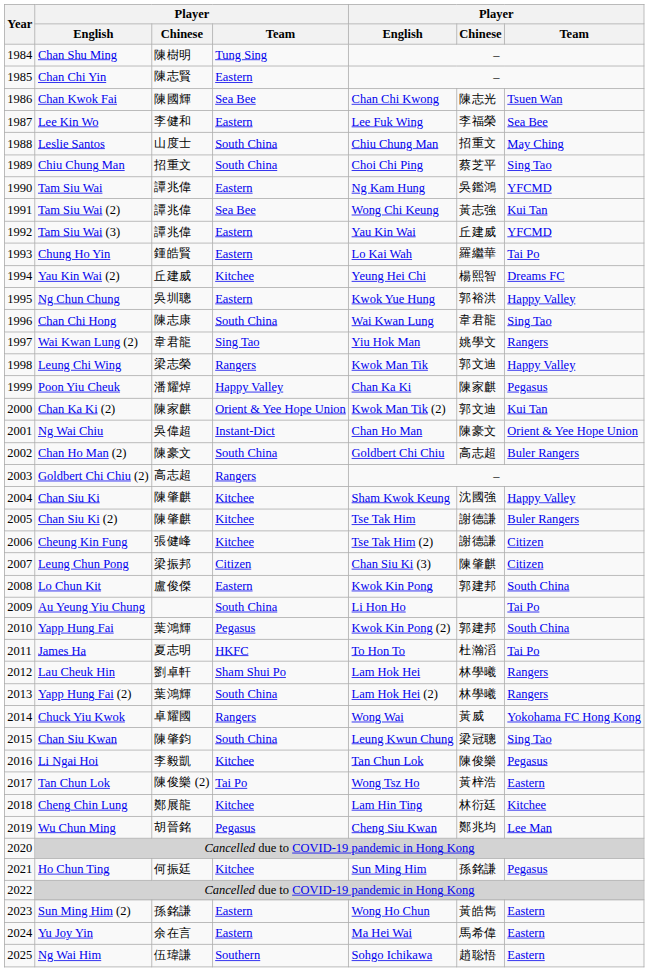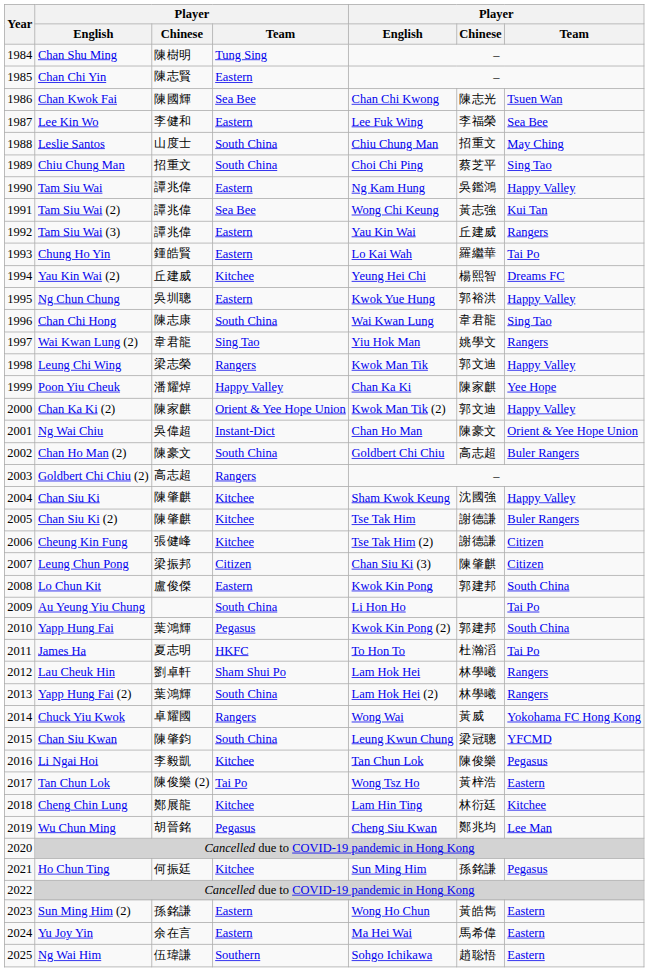(530, 187) YFCMD -> (541, 187) Happy Valley
(530, 232) YFCMD -> (528, 232) Rangers
(527, 387) Pegasus -> (532, 387) Yee Hope
(527, 409) Kui Tan -> (541, 409) Happy Valley
(529, 738) Sing Tao -> (530, 738) YFCMD
